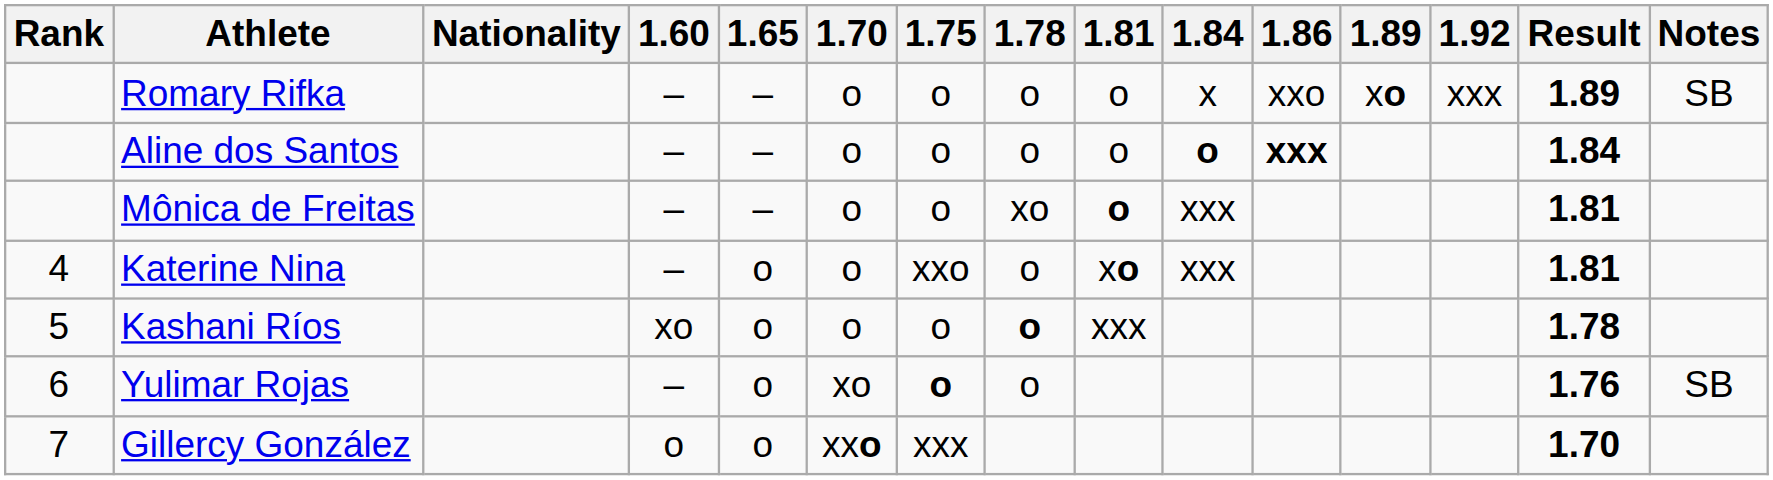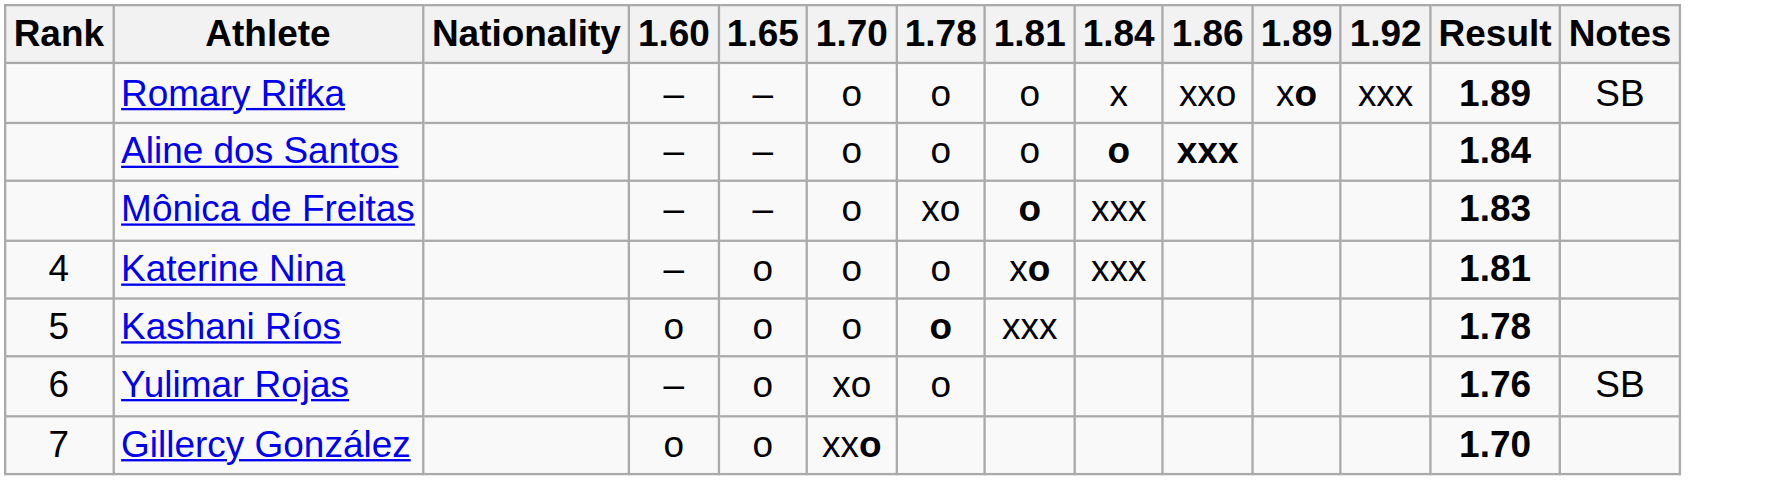- column: (941, 33)
(1584, 209) 1.81 -> (1495, 209) 1.83
(674, 326) xo -> (674, 326) o
